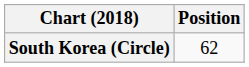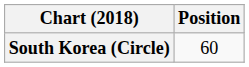(209, 47) 62 -> (209, 47) 60
